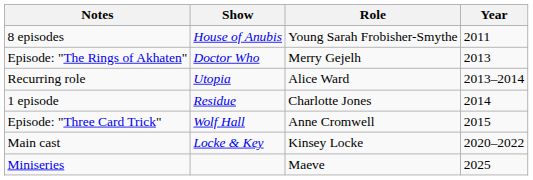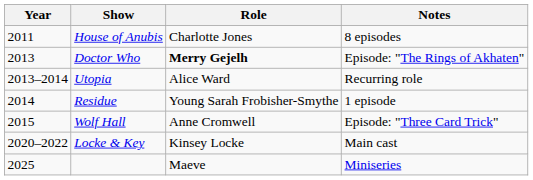columns swapped: (494, 15) <-> (97, 15)
(373, 36) Young Sarah Frobisher-Smythe -> (211, 36) Charlotte Jones
(325, 57) normal -> (208, 57) bold
(330, 100) Charlotte Jones -> (254, 100) Young Sarah Frobisher-Smythe
